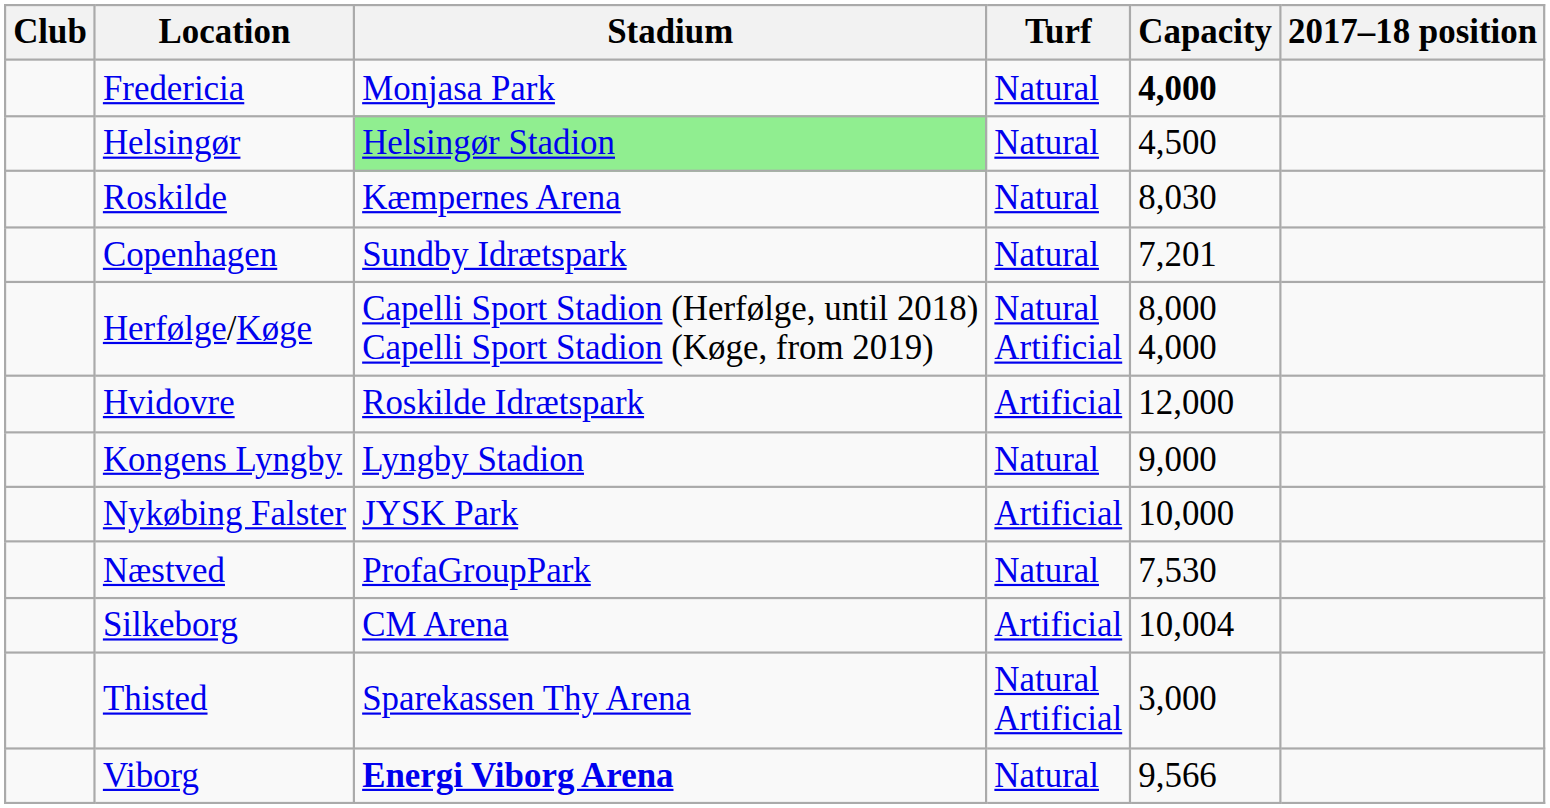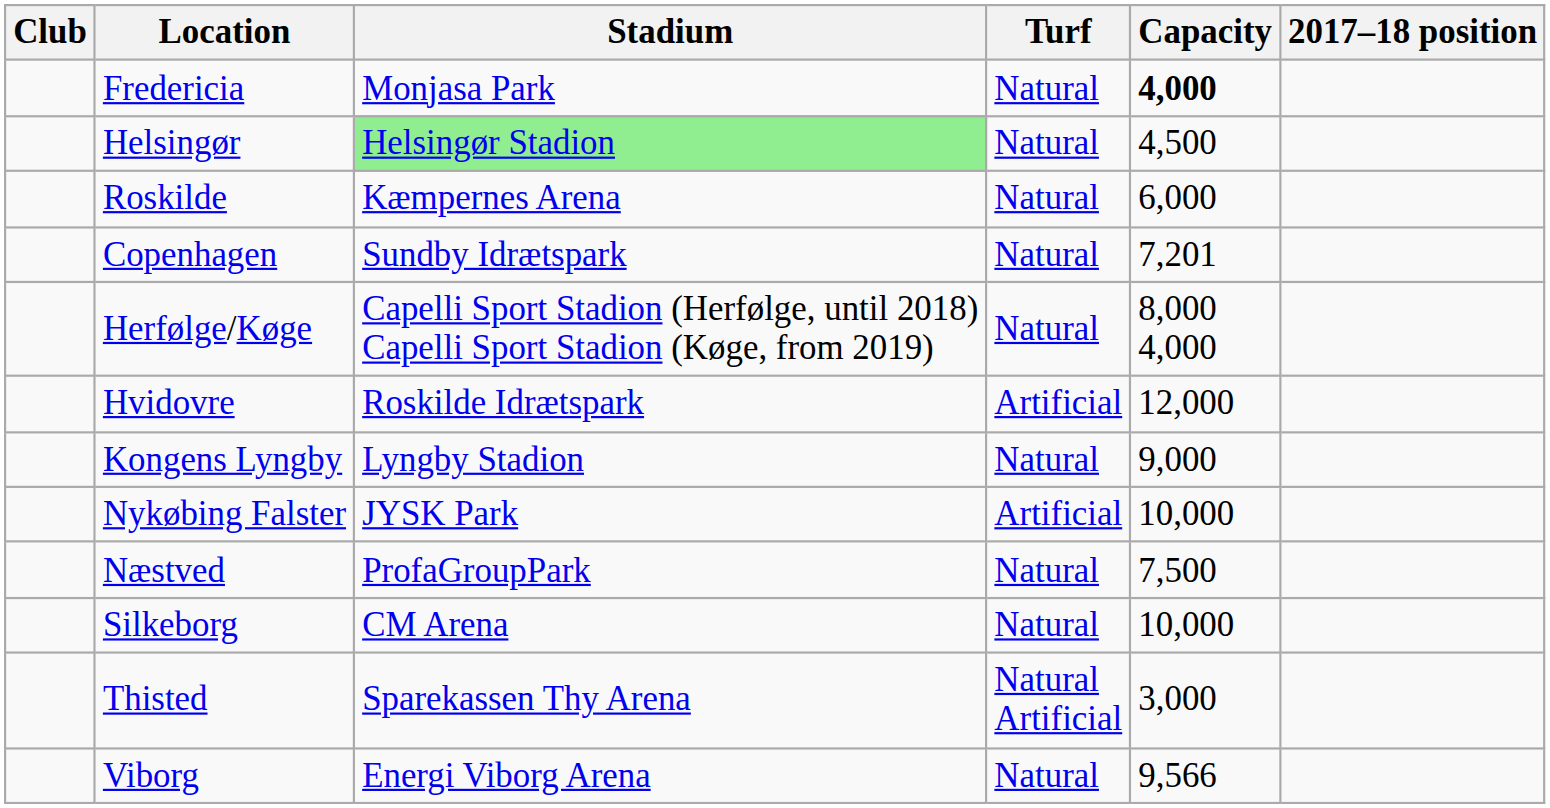(1178, 198) 8,030 -> (1178, 198) 6,000
(1058, 328) Natural Artificial -> (1047, 328) Natural
(1178, 569) 7,530 -> (1178, 569) 7,500
(1058, 624) Artificial -> (1047, 624) Natural
(1186, 624) 10,004 -> (1186, 624) 10,000
(518, 774) bold -> (506, 774) normal
